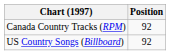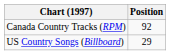(147, 42) 92 -> (147, 42) 29
